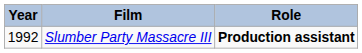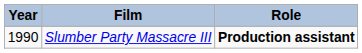(23, 37) 1992 -> (23, 37) 1990
